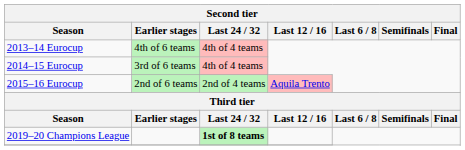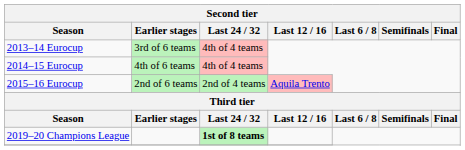(165, 48) 4th of 6 teams -> (165, 48) 3rd of 6 teams
(165, 66) 3rd of 6 teams -> (165, 66) 4th of 6 teams
